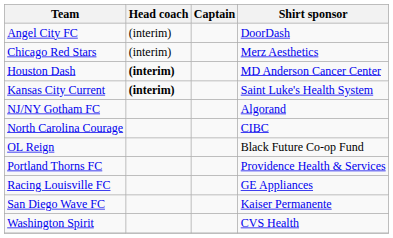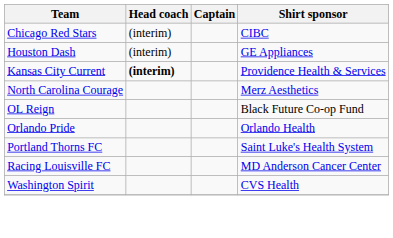- row: (42, 33)
(280, 52) Merz Aesthetics -> (255, 33) CIBC
(152, 71) bold -> (150, 52) normal
(311, 71) MD Anderson Cancer Center -> (277, 52) GE Appliances
(307, 90) Saint Luke's Health System -> (313, 71) Providence Health & Services
- row: (54, 109)
(255, 128) CIBC -> (280, 90) Merz Aesthetics
+ row: (41, 128)
(313, 166) Providence Health & Services -> (307, 147) Saint Luke's Health System
(277, 185) GE Appliances -> (311, 166) MD Anderson Cancer Center
- row: (56, 204)
